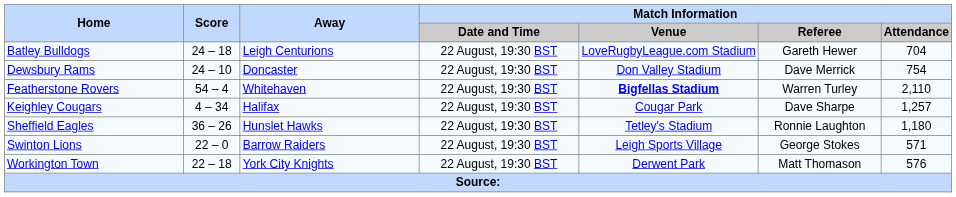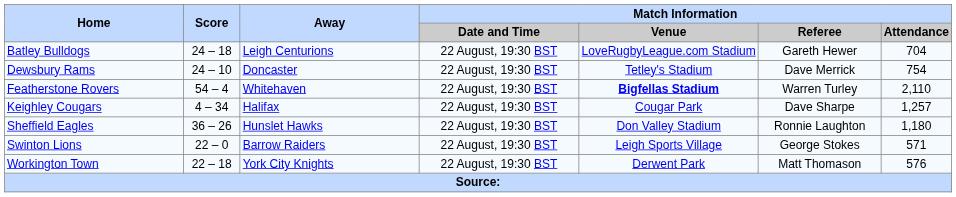(669, 70) Don Valley Stadium -> (669, 70) Tetley's Stadium
(669, 126) Tetley's Stadium -> (669, 126) Don Valley Stadium
